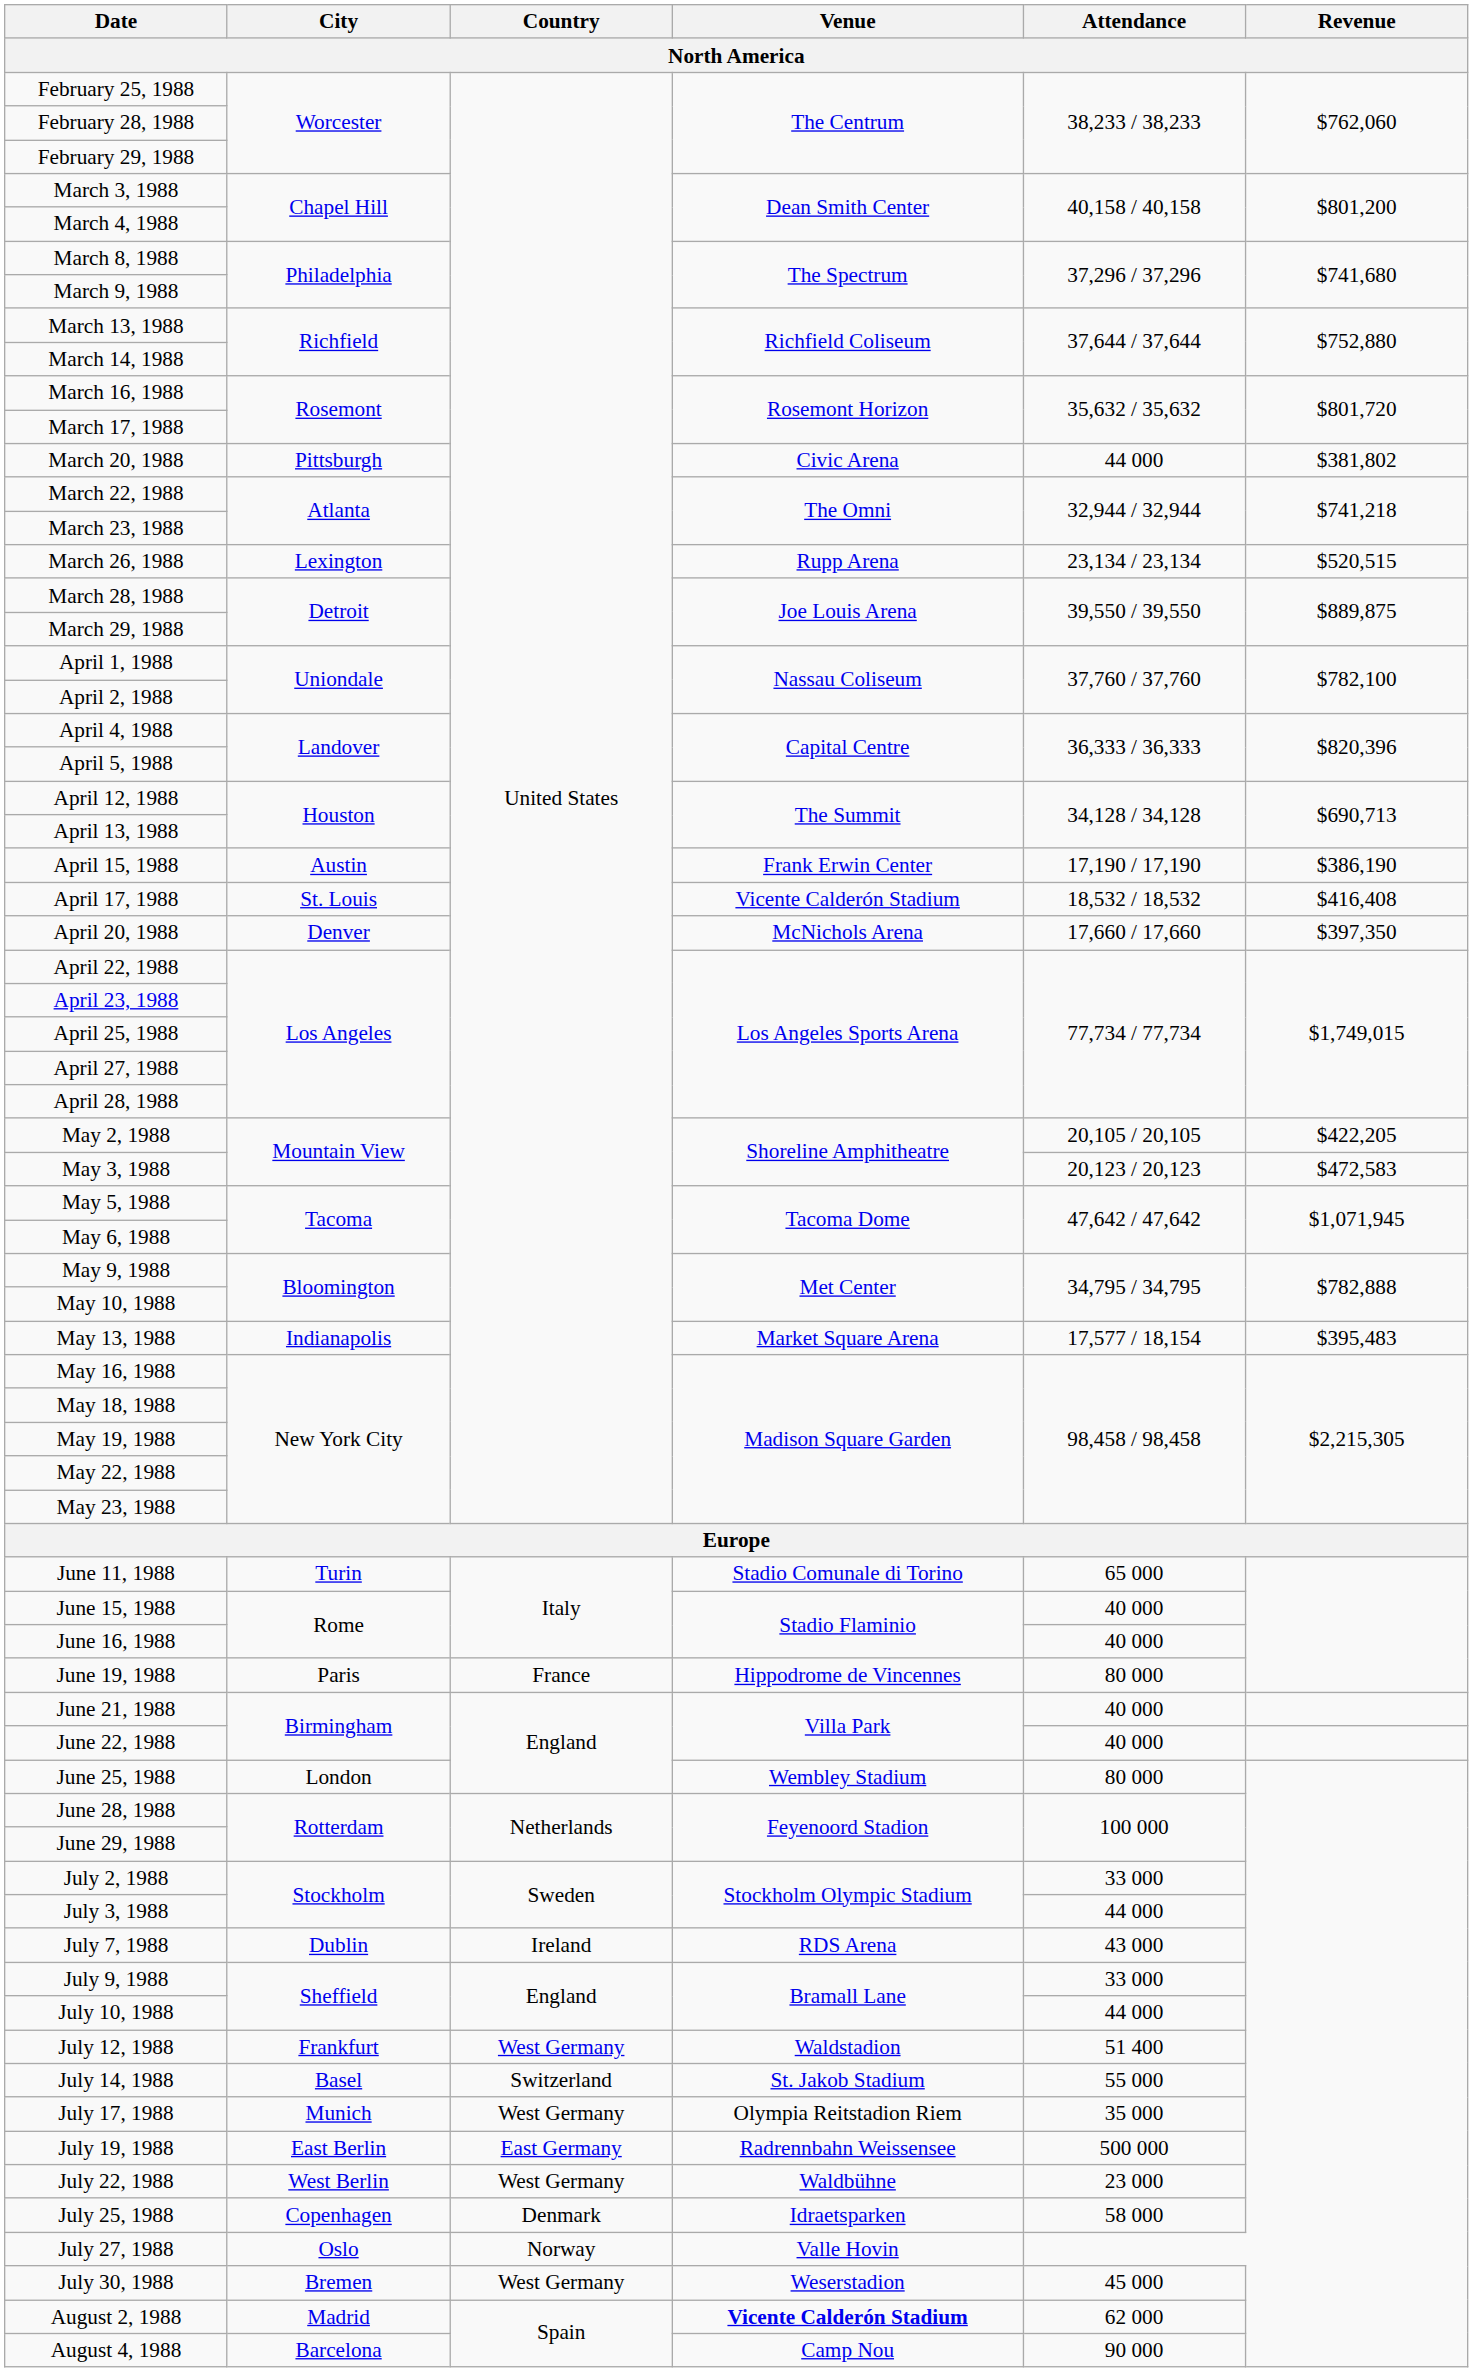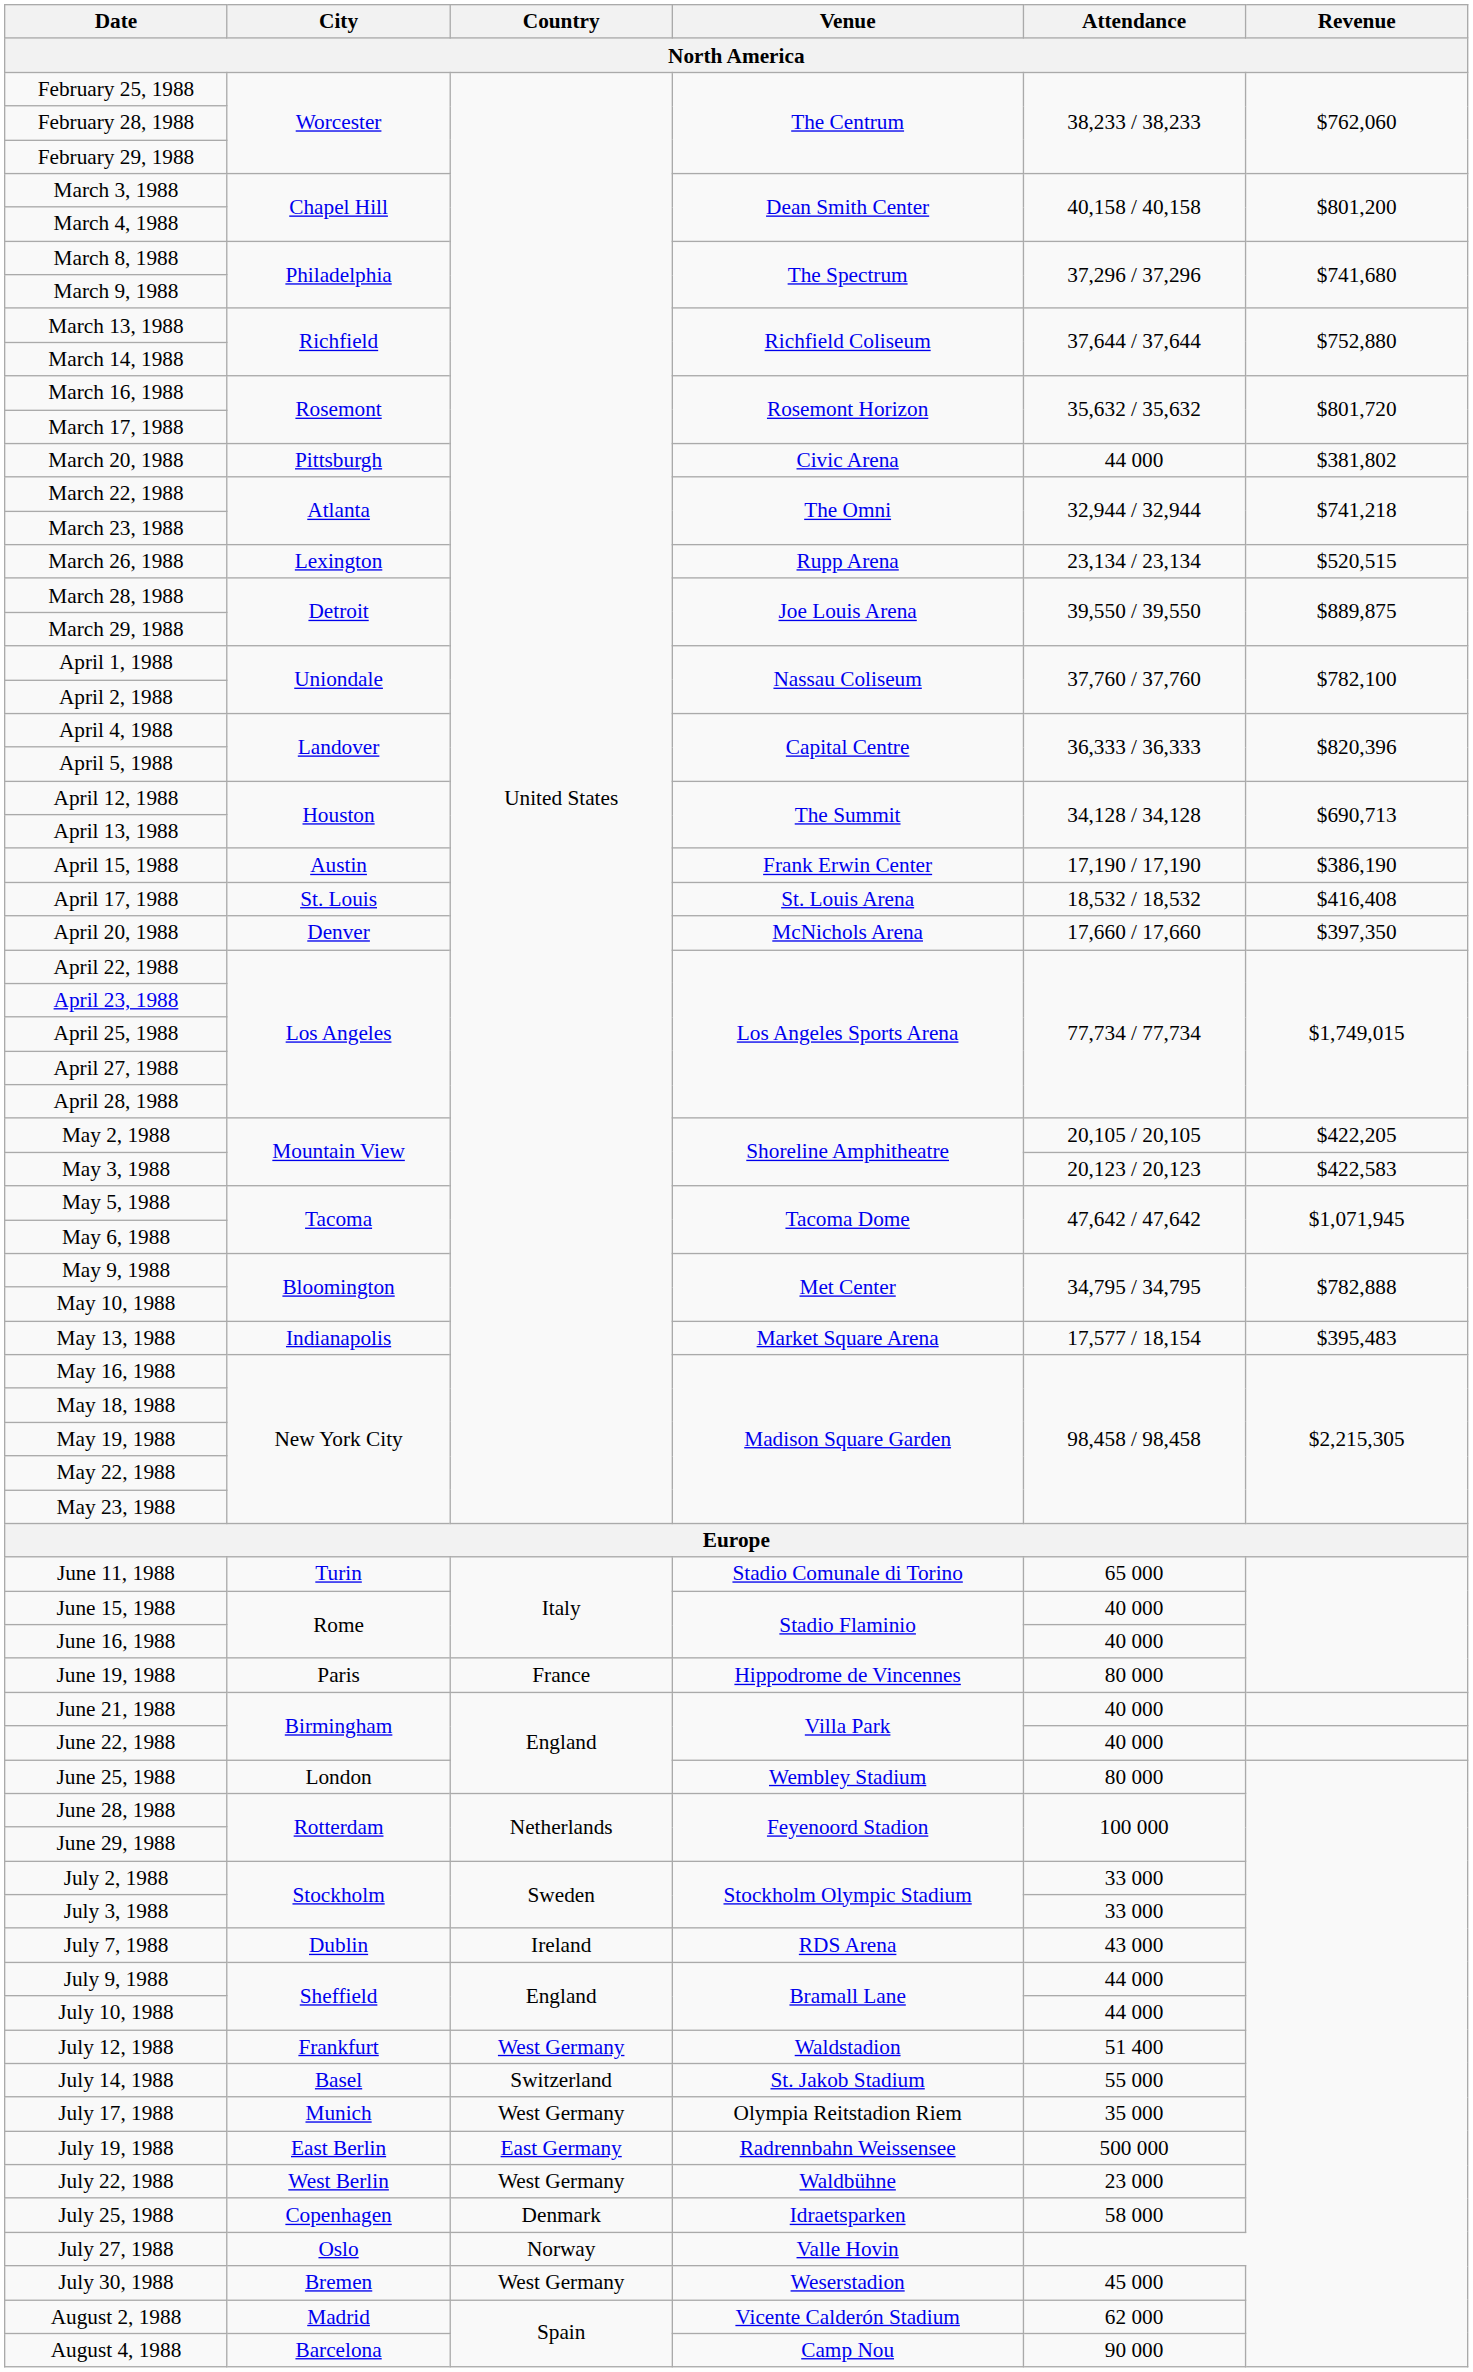(848, 898) Vicente Calderón Stadium -> (848, 898) St. Louis Arena
(1357, 1168) $472,583 -> (1357, 1168) $422,583
(1134, 1911) 44 000 -> (1134, 1911) 33 000
(1134, 1978) 33 000 -> (1134, 1978) 44 000
(848, 2316) bold -> (848, 2316) normal
